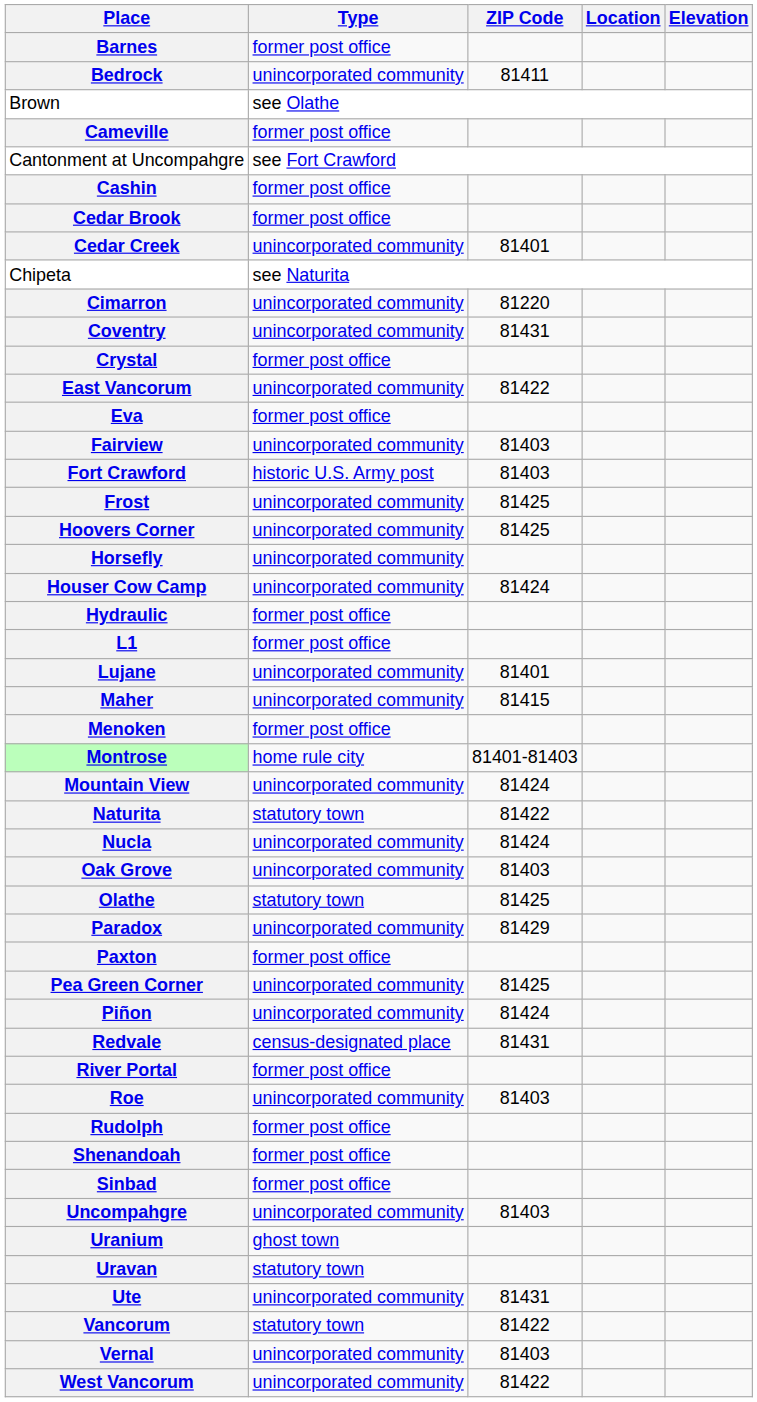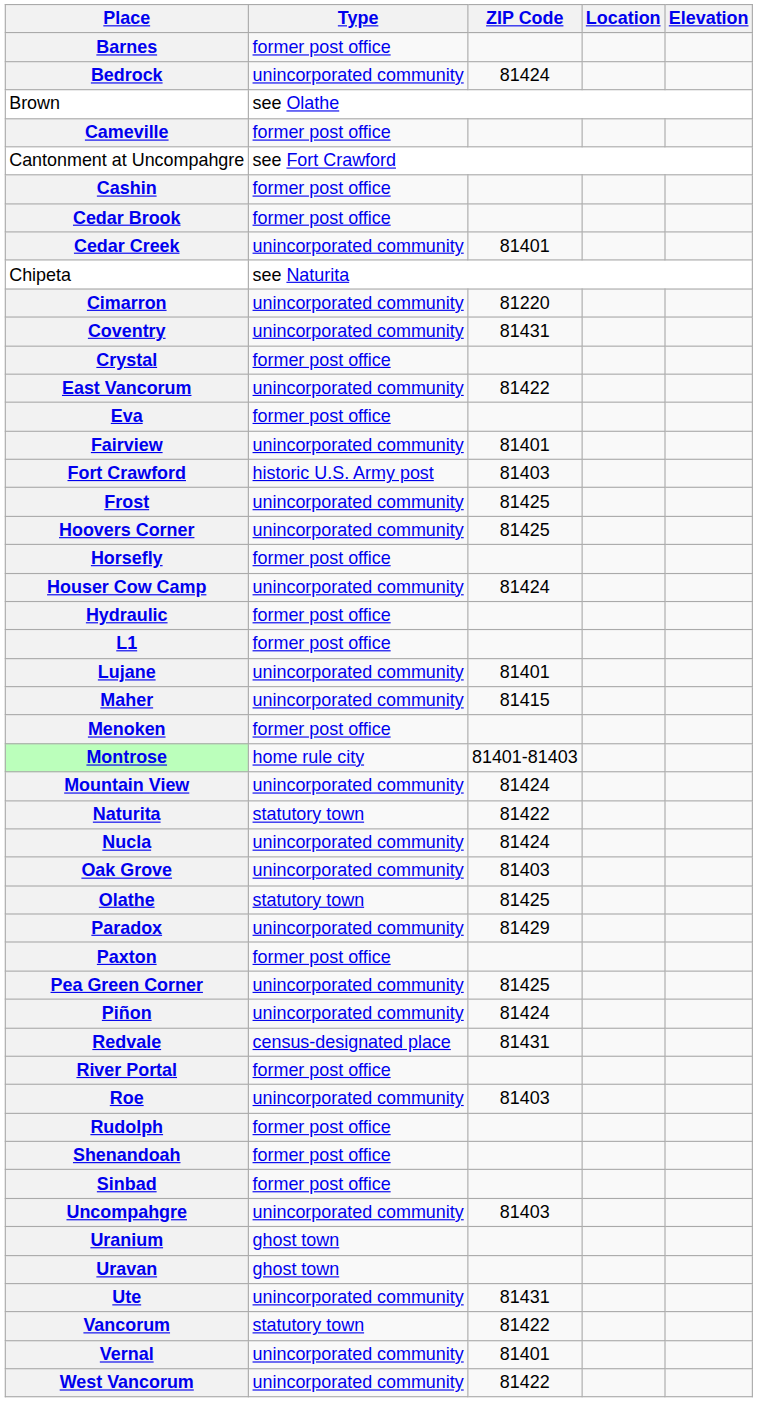(525, 75) 81411 -> (525, 75) 81424
(525, 445) 81403 -> (525, 445) 81401
(358, 558) unincorporated community -> (322, 558) former post office
(308, 1269) statutory town -> (296, 1269) ghost town
(525, 1354) 81403 -> (525, 1354) 81401
